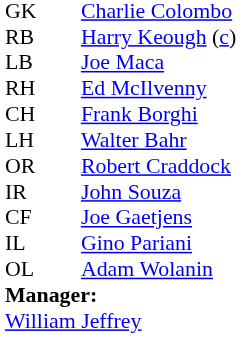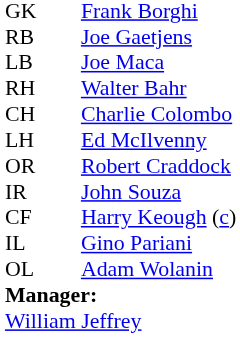(157, 10) Charlie Colombo -> (139, 10) Frank Borghi
(159, 36) Harry Keough (c) -> (136, 36) Joe Gaetjens
(144, 88) Ed McIlvenny -> (134, 88) Walter Bahr
(139, 114) Frank Borghi -> (157, 114) Charlie Colombo
(134, 139) Walter Bahr -> (144, 139) Ed McIlvenny
(136, 217) Joe Gaetjens -> (159, 217) Harry Keough (c)
